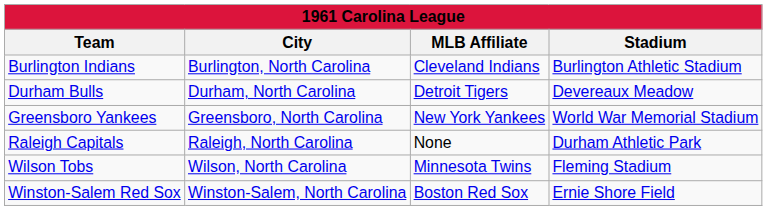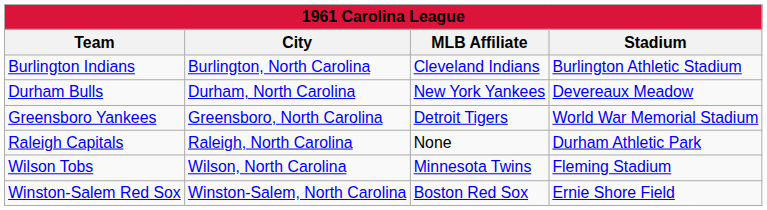(461, 92) Detroit Tigers -> (479, 92) New York Yankees
(479, 117) New York Yankees -> (461, 117) Detroit Tigers
